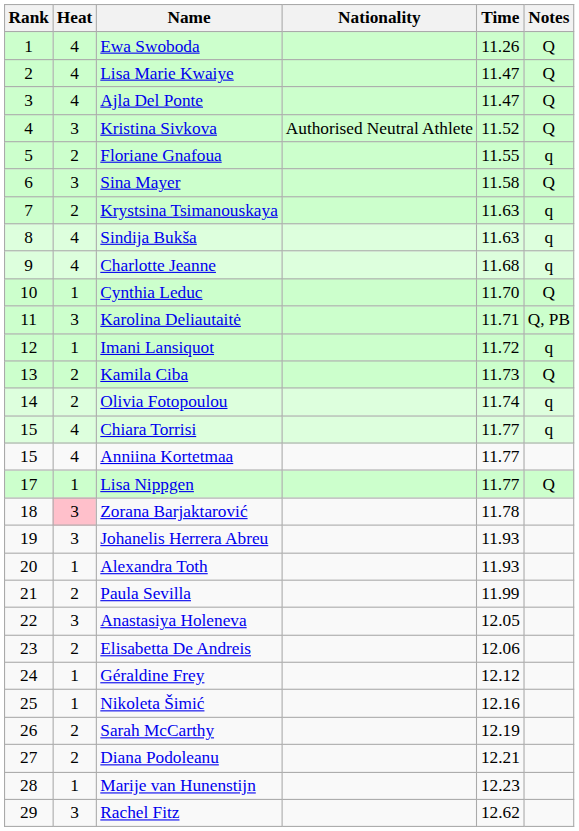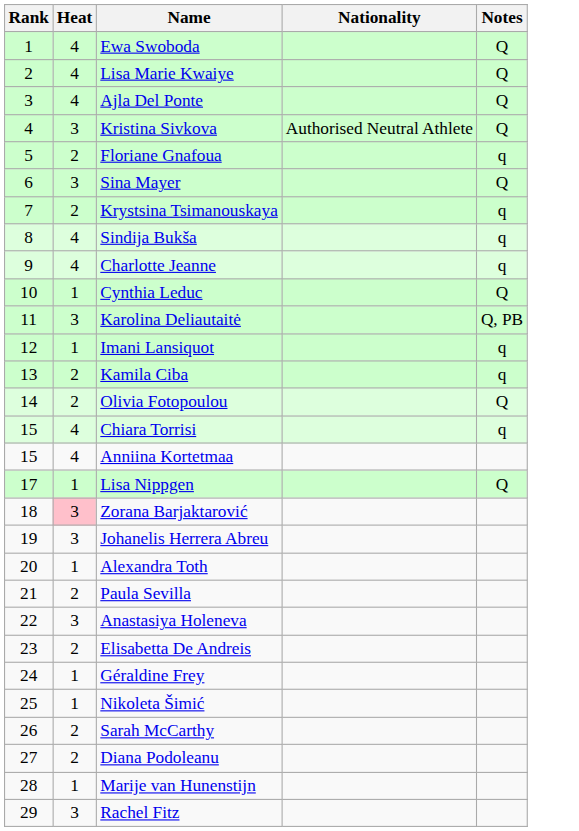- column: (500, 18)
(549, 374) Q -> (502, 374) q
(549, 401) q -> (502, 401) Q
